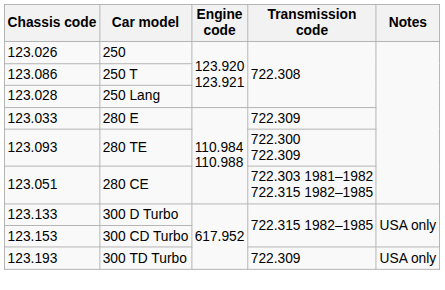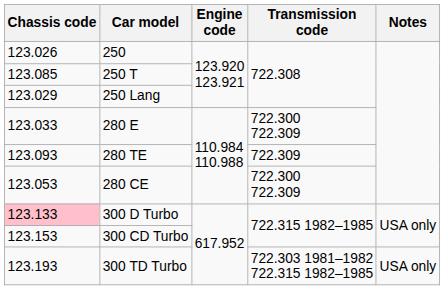(32, 74) 123.086 -> (32, 74) 123.085
(32, 96) 123.028 -> (32, 96) 123.029
(276, 118) 722.309 -> (276, 125) 722.300 722.309
(276, 147) 722.300 722.309 -> (276, 155) 722.309
(32, 185) 123.051 -> (32, 185) 123.053
(312, 185) 722.303 1981–1982 722.315 1982–1985 -> (276, 185) 722.300 722.309
(32, 214) no background -> (32, 214) pink background
(276, 258) 722.309 -> (312, 265) 722.303 1981–1982 722.315 1982–1985
